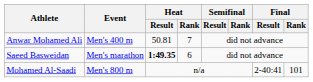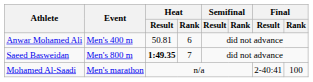(189, 40) 7 -> (189, 40) 6
(115, 55) Men's marathon -> (110, 55) Men's 800 m
(189, 55) 6 -> (189, 55) 7
(110, 70) Men's 800 m -> (115, 70) Men's marathon
(296, 70) 101 -> (296, 70) 100
